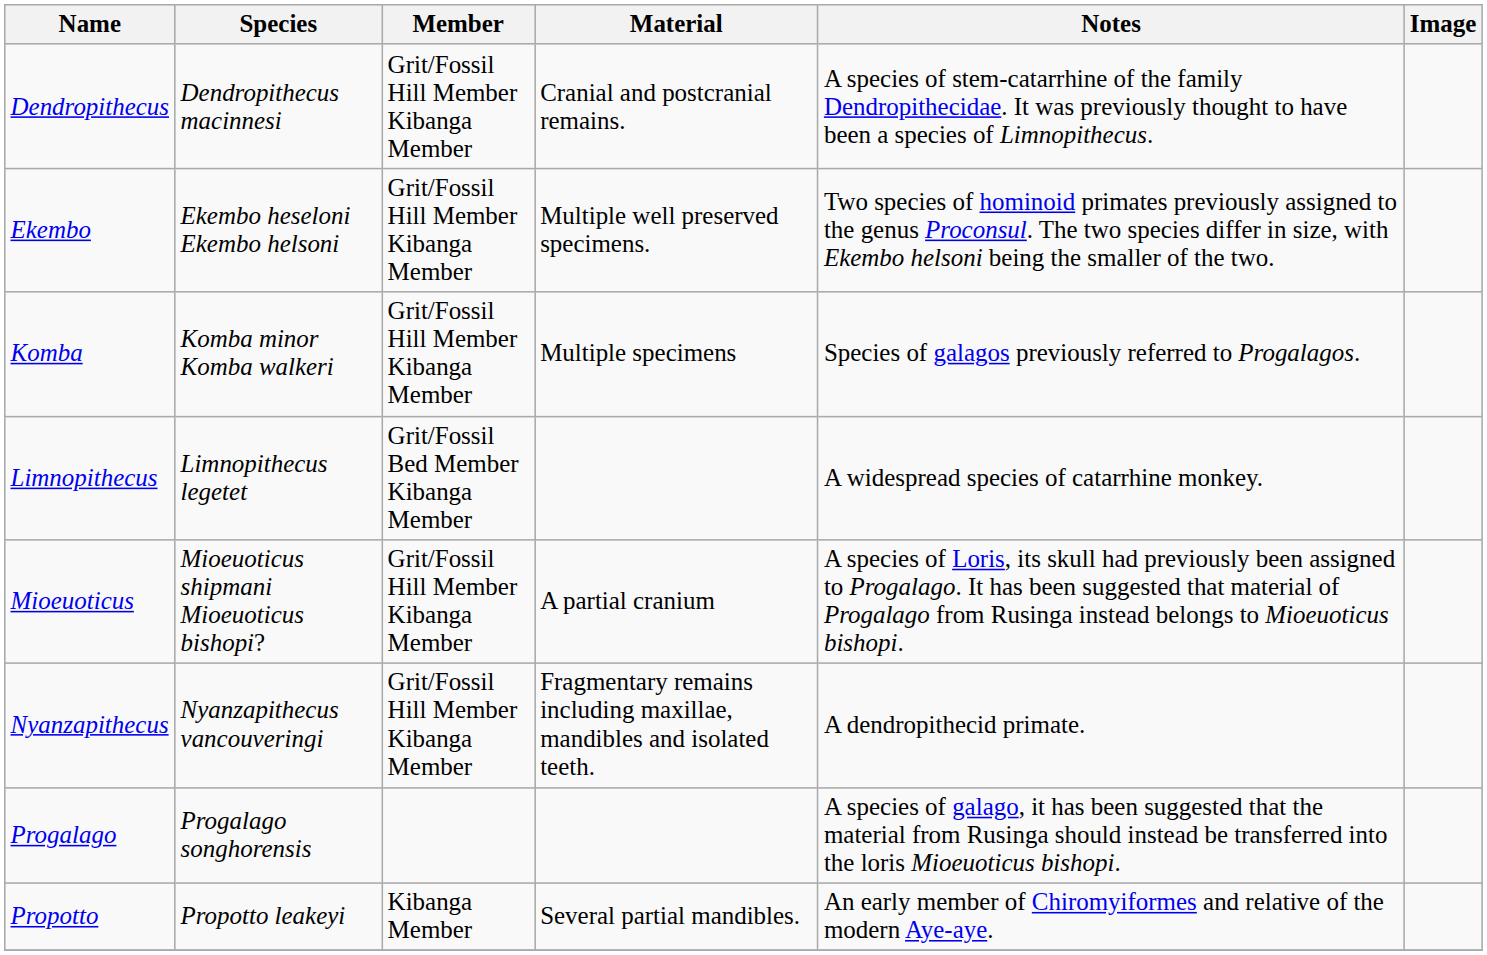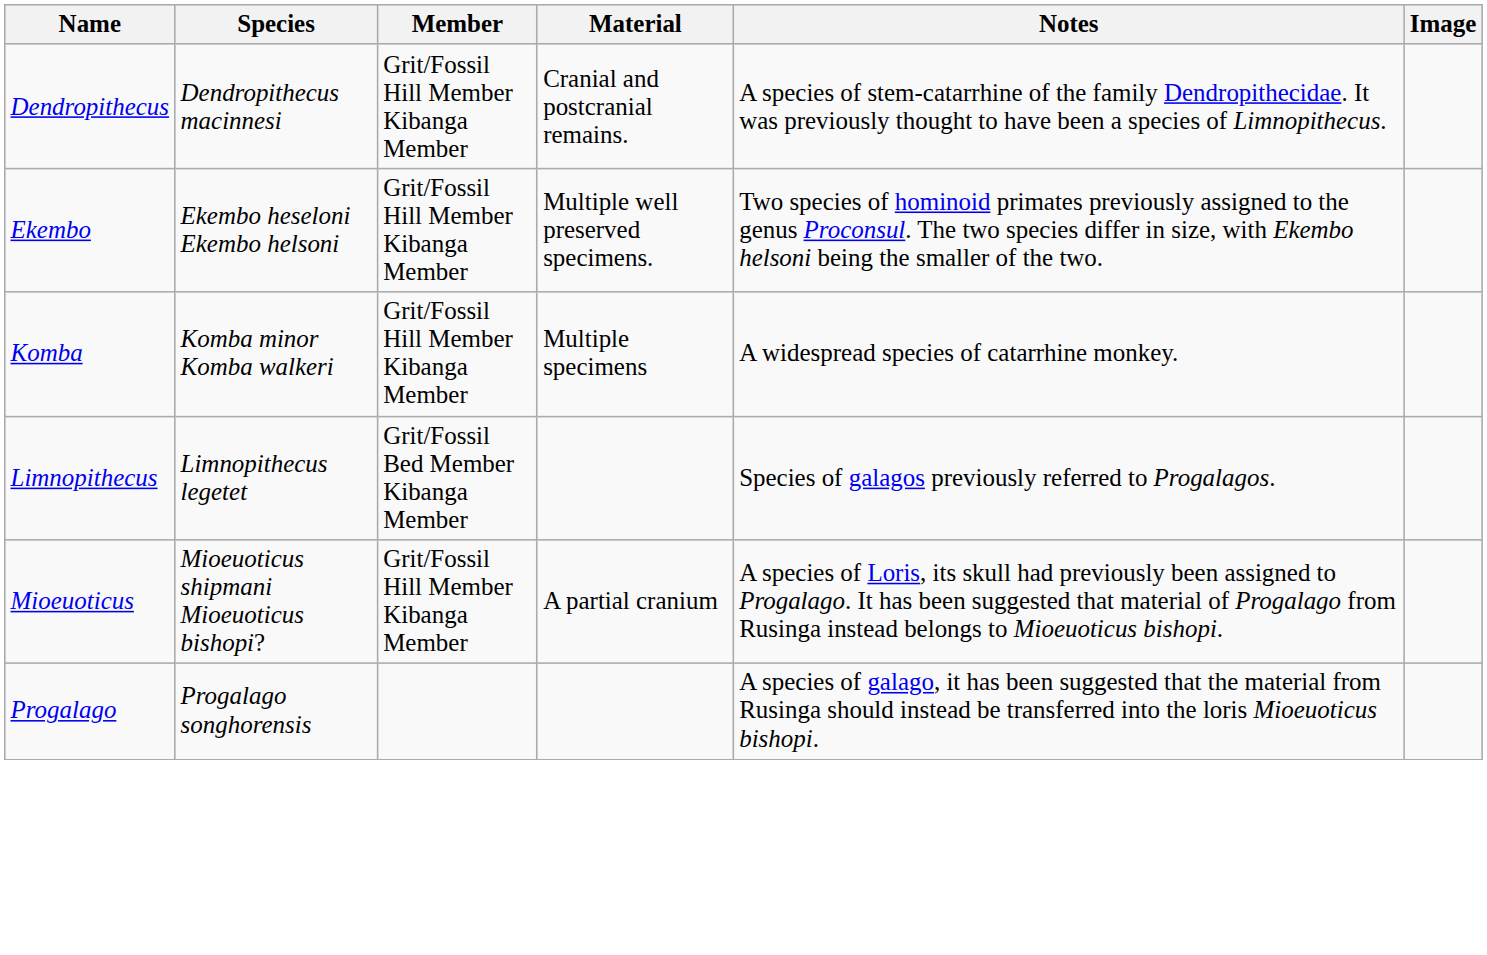(1092, 353) Species of galagos previously referred to Progalagos. -> (959, 353) A widespread species of catarrhine monkey.
(1043, 477) A widespread species of catarrhine monkey. -> (1007, 477) Species of galagos previously referred to Progalagos.
- row: (90, 725)
- row: (54, 916)
